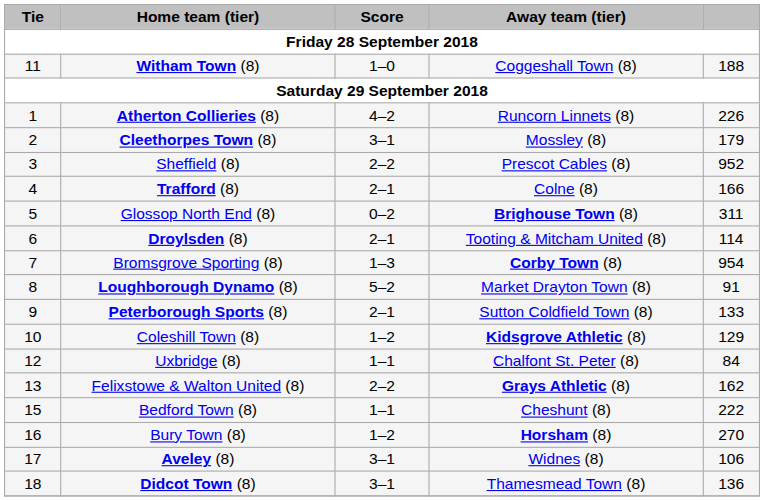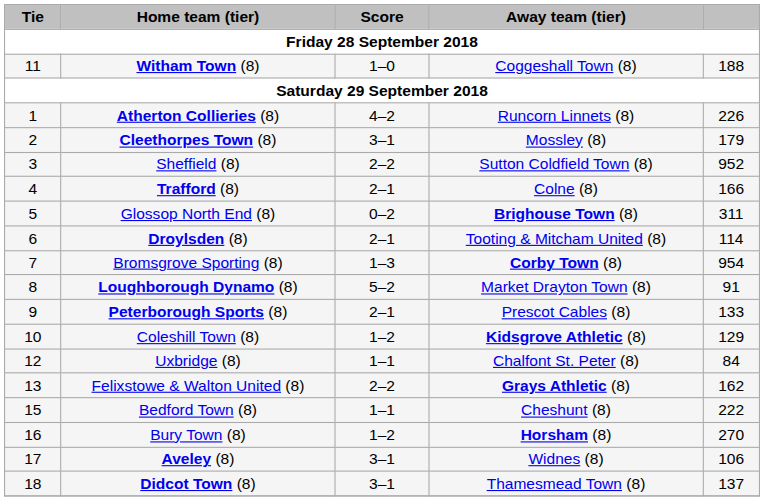(566, 165) Prescot Cables (8) -> (566, 165) Sutton Coldfield Town (8)
(566, 312) Sutton Coldfield Town (8) -> (566, 312) Prescot Cables (8)
(731, 484) 136 -> (731, 484) 137
